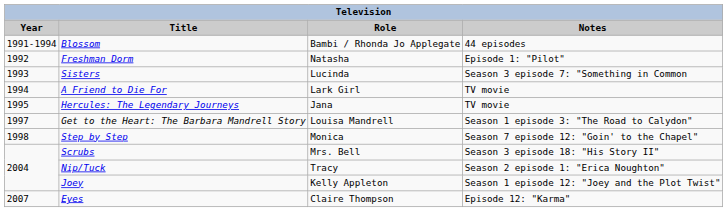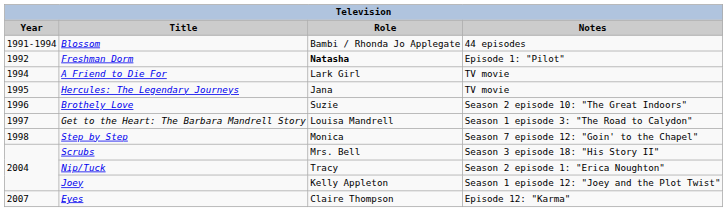(330, 58) normal -> (330, 58) bold
- row: (81, 74)
+ row: (97, 105)
